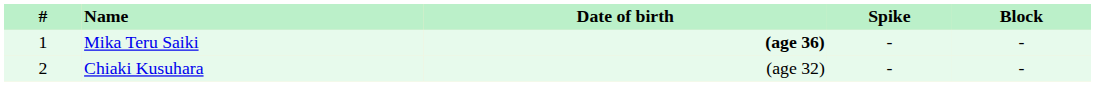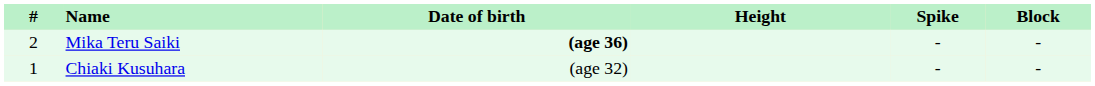+ column: (760, 16)
(43, 42) 1 -> (34, 42) 2
(43, 68) 2 -> (34, 68) 1
